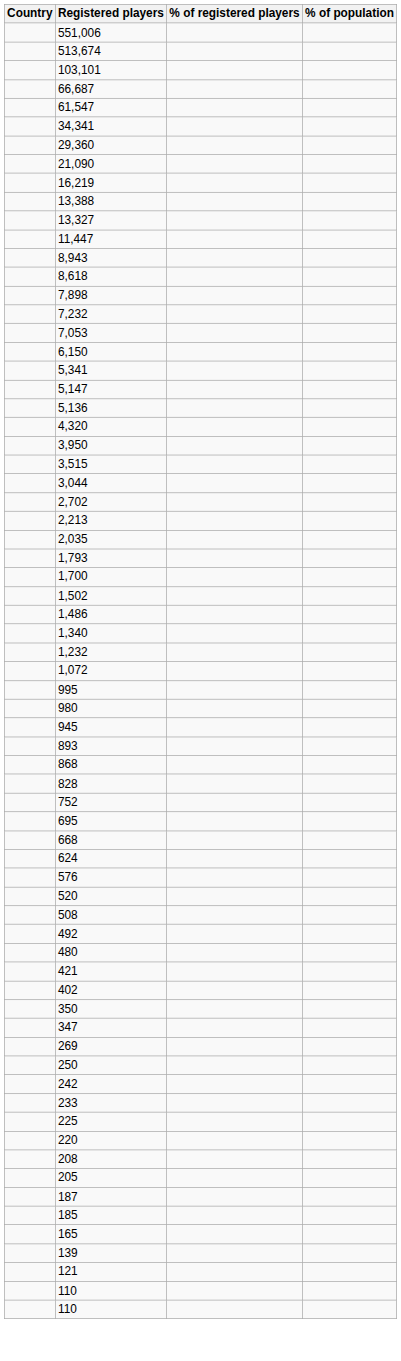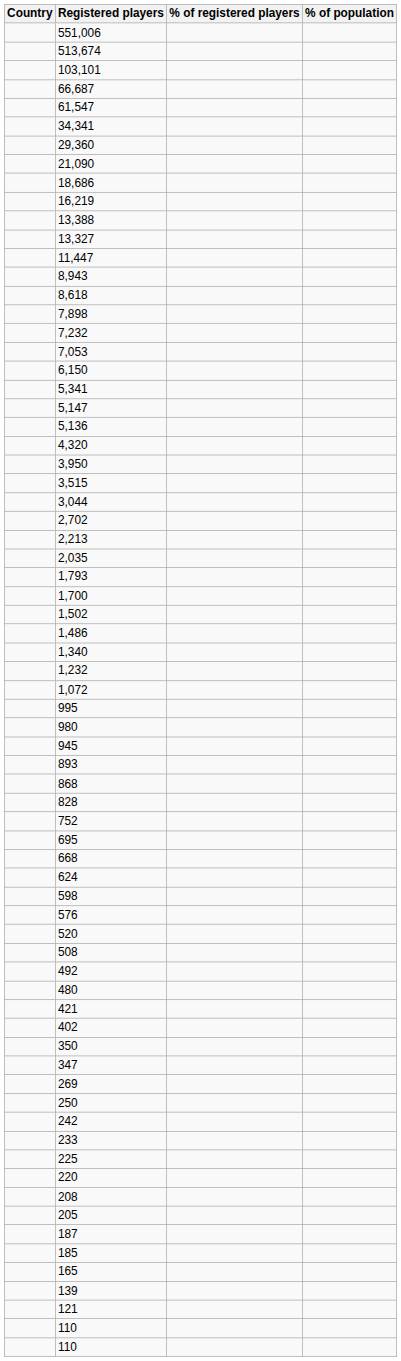+ row: (30, 183)
+ row: (30, 896)
